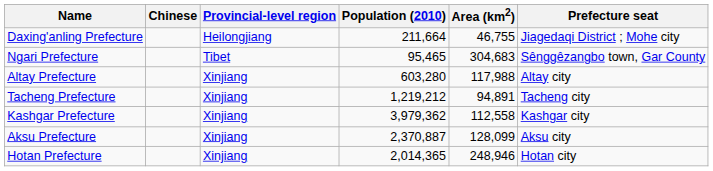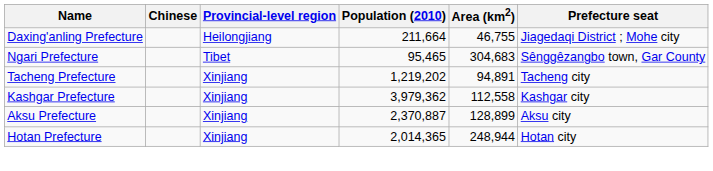- row: (52, 77)
(418, 96) 1,219,212 -> (418, 77) 1,219,202
(492, 136) 128,099 -> (492, 116) 128,899
(492, 156) 248,946 -> (492, 136) 248,944
